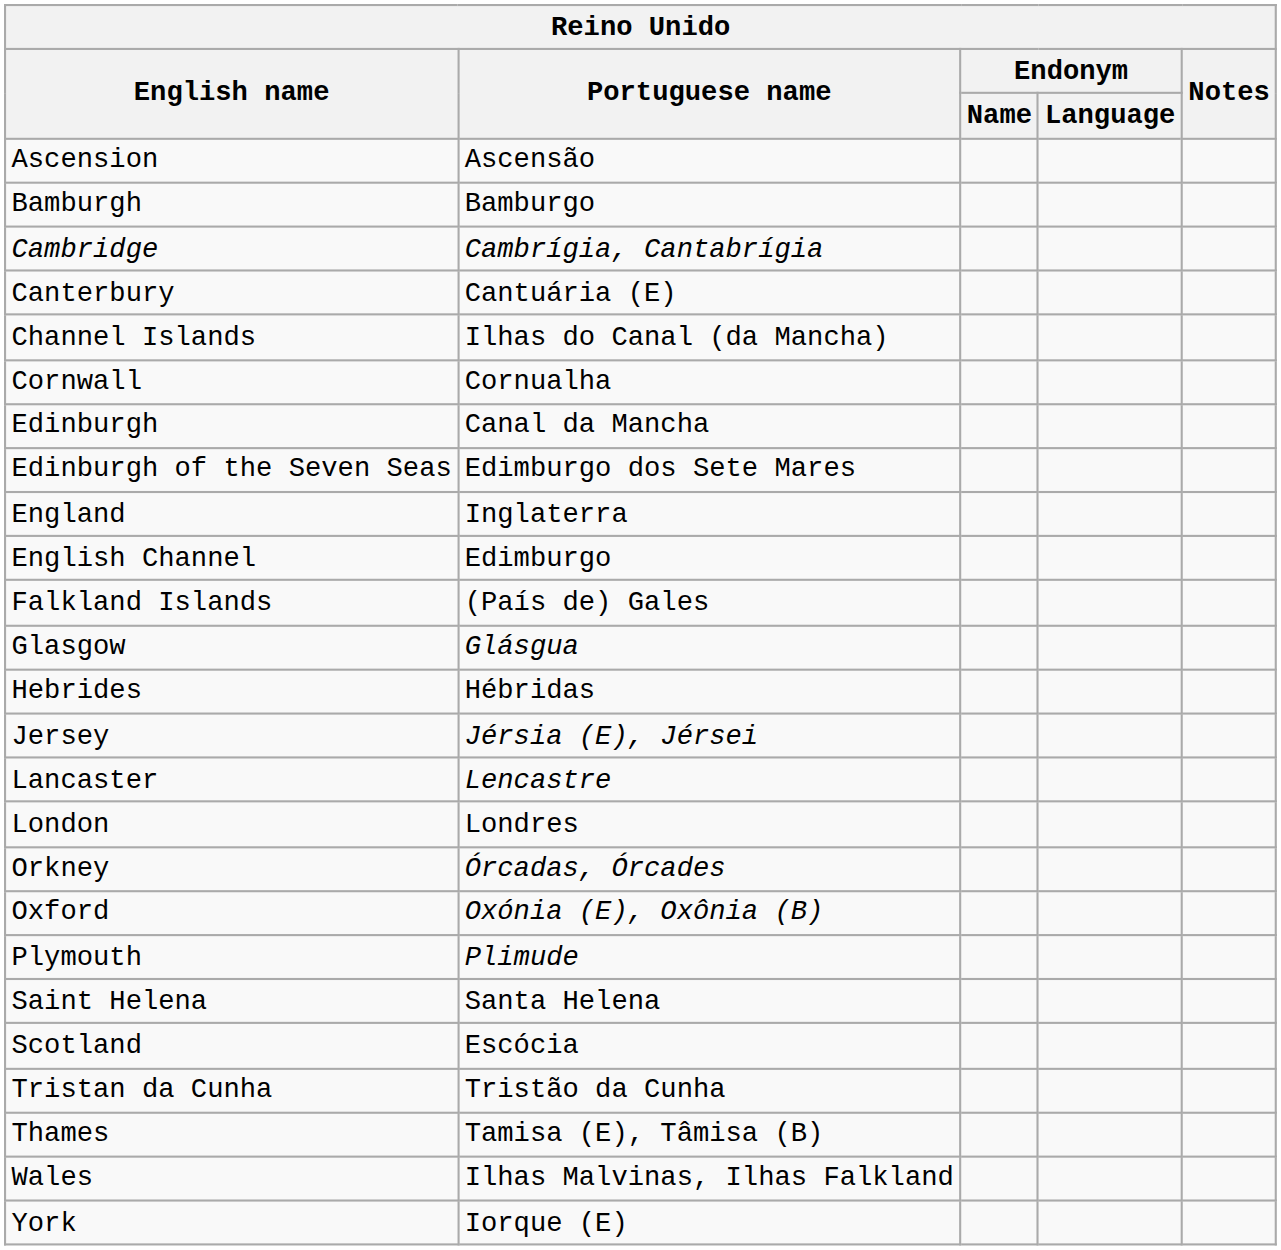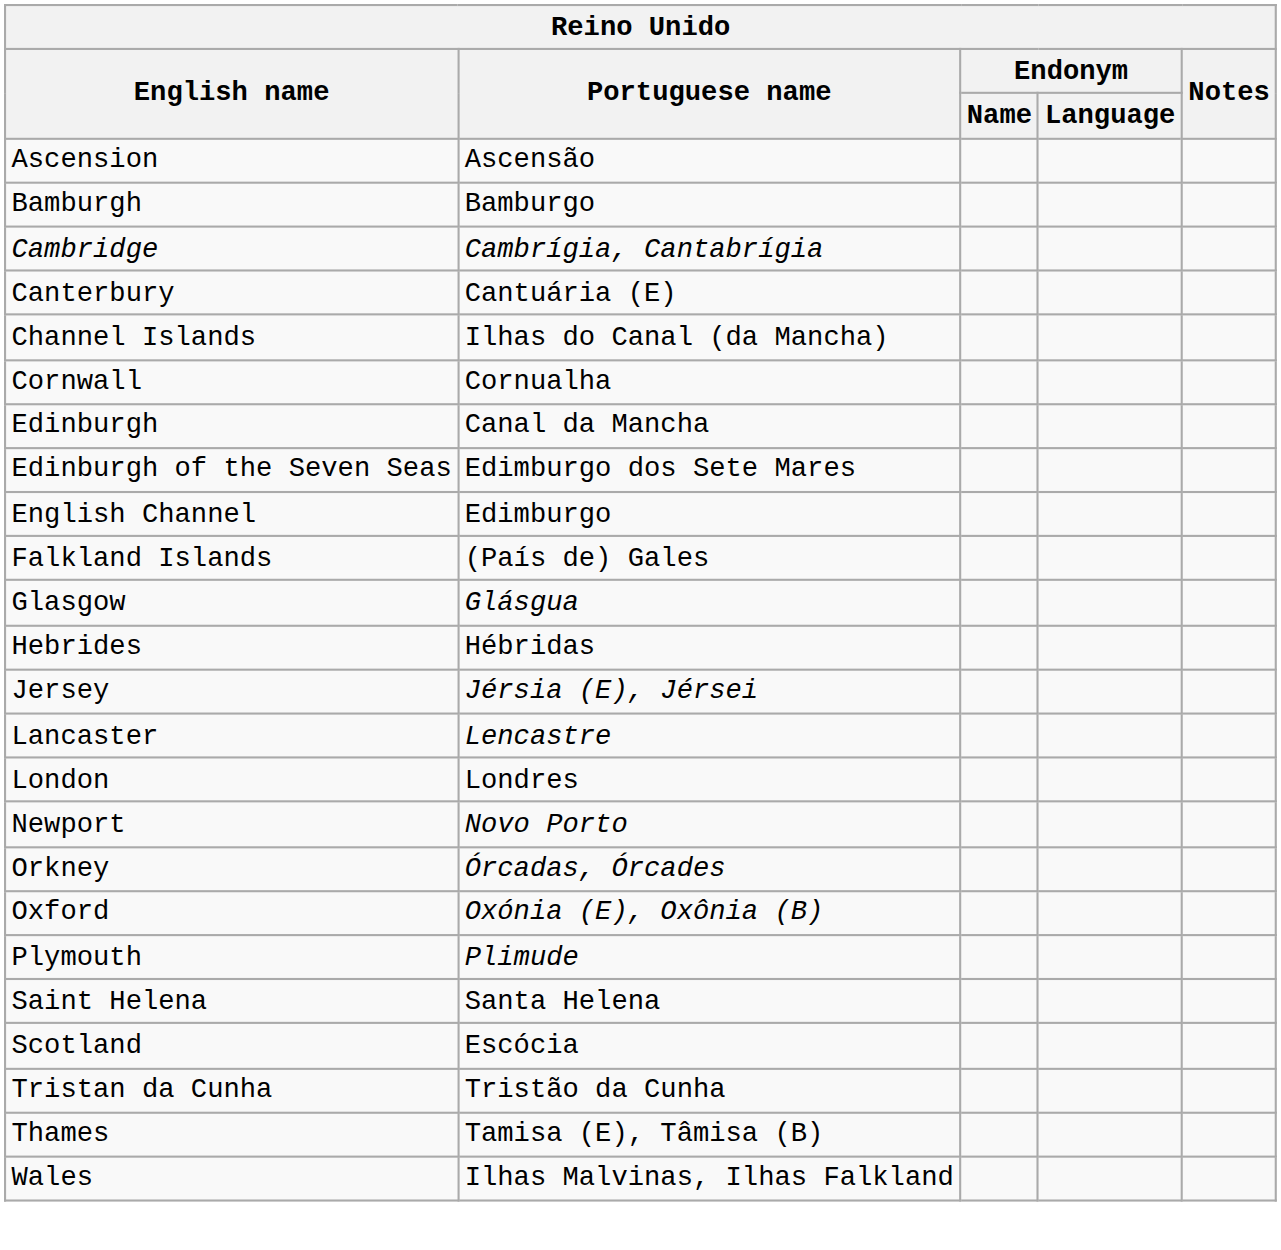- row: (69, 514)
+ row: (69, 824)
- row: (44, 1223)
